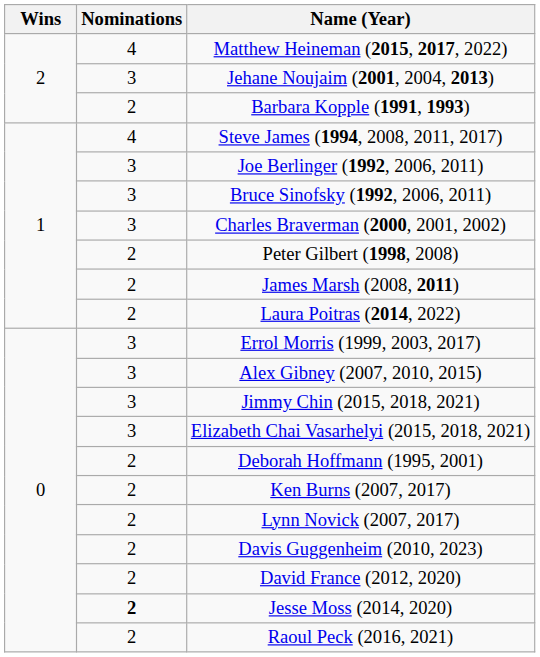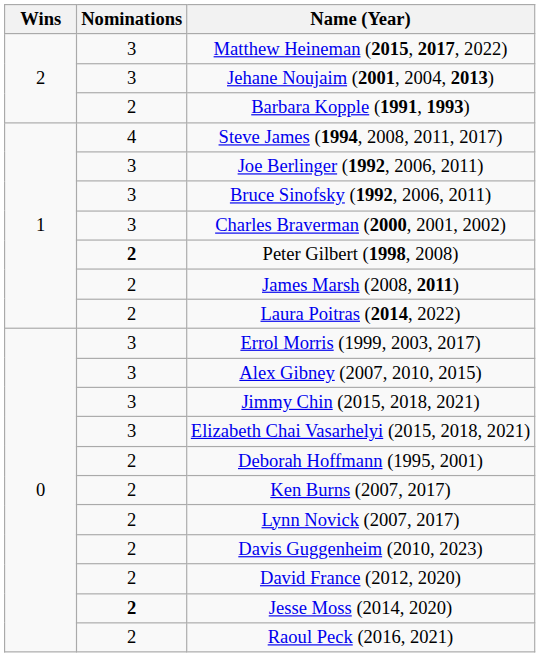(132, 48) 4 -> (132, 48) 3
(132, 254) normal -> (132, 254) bold
